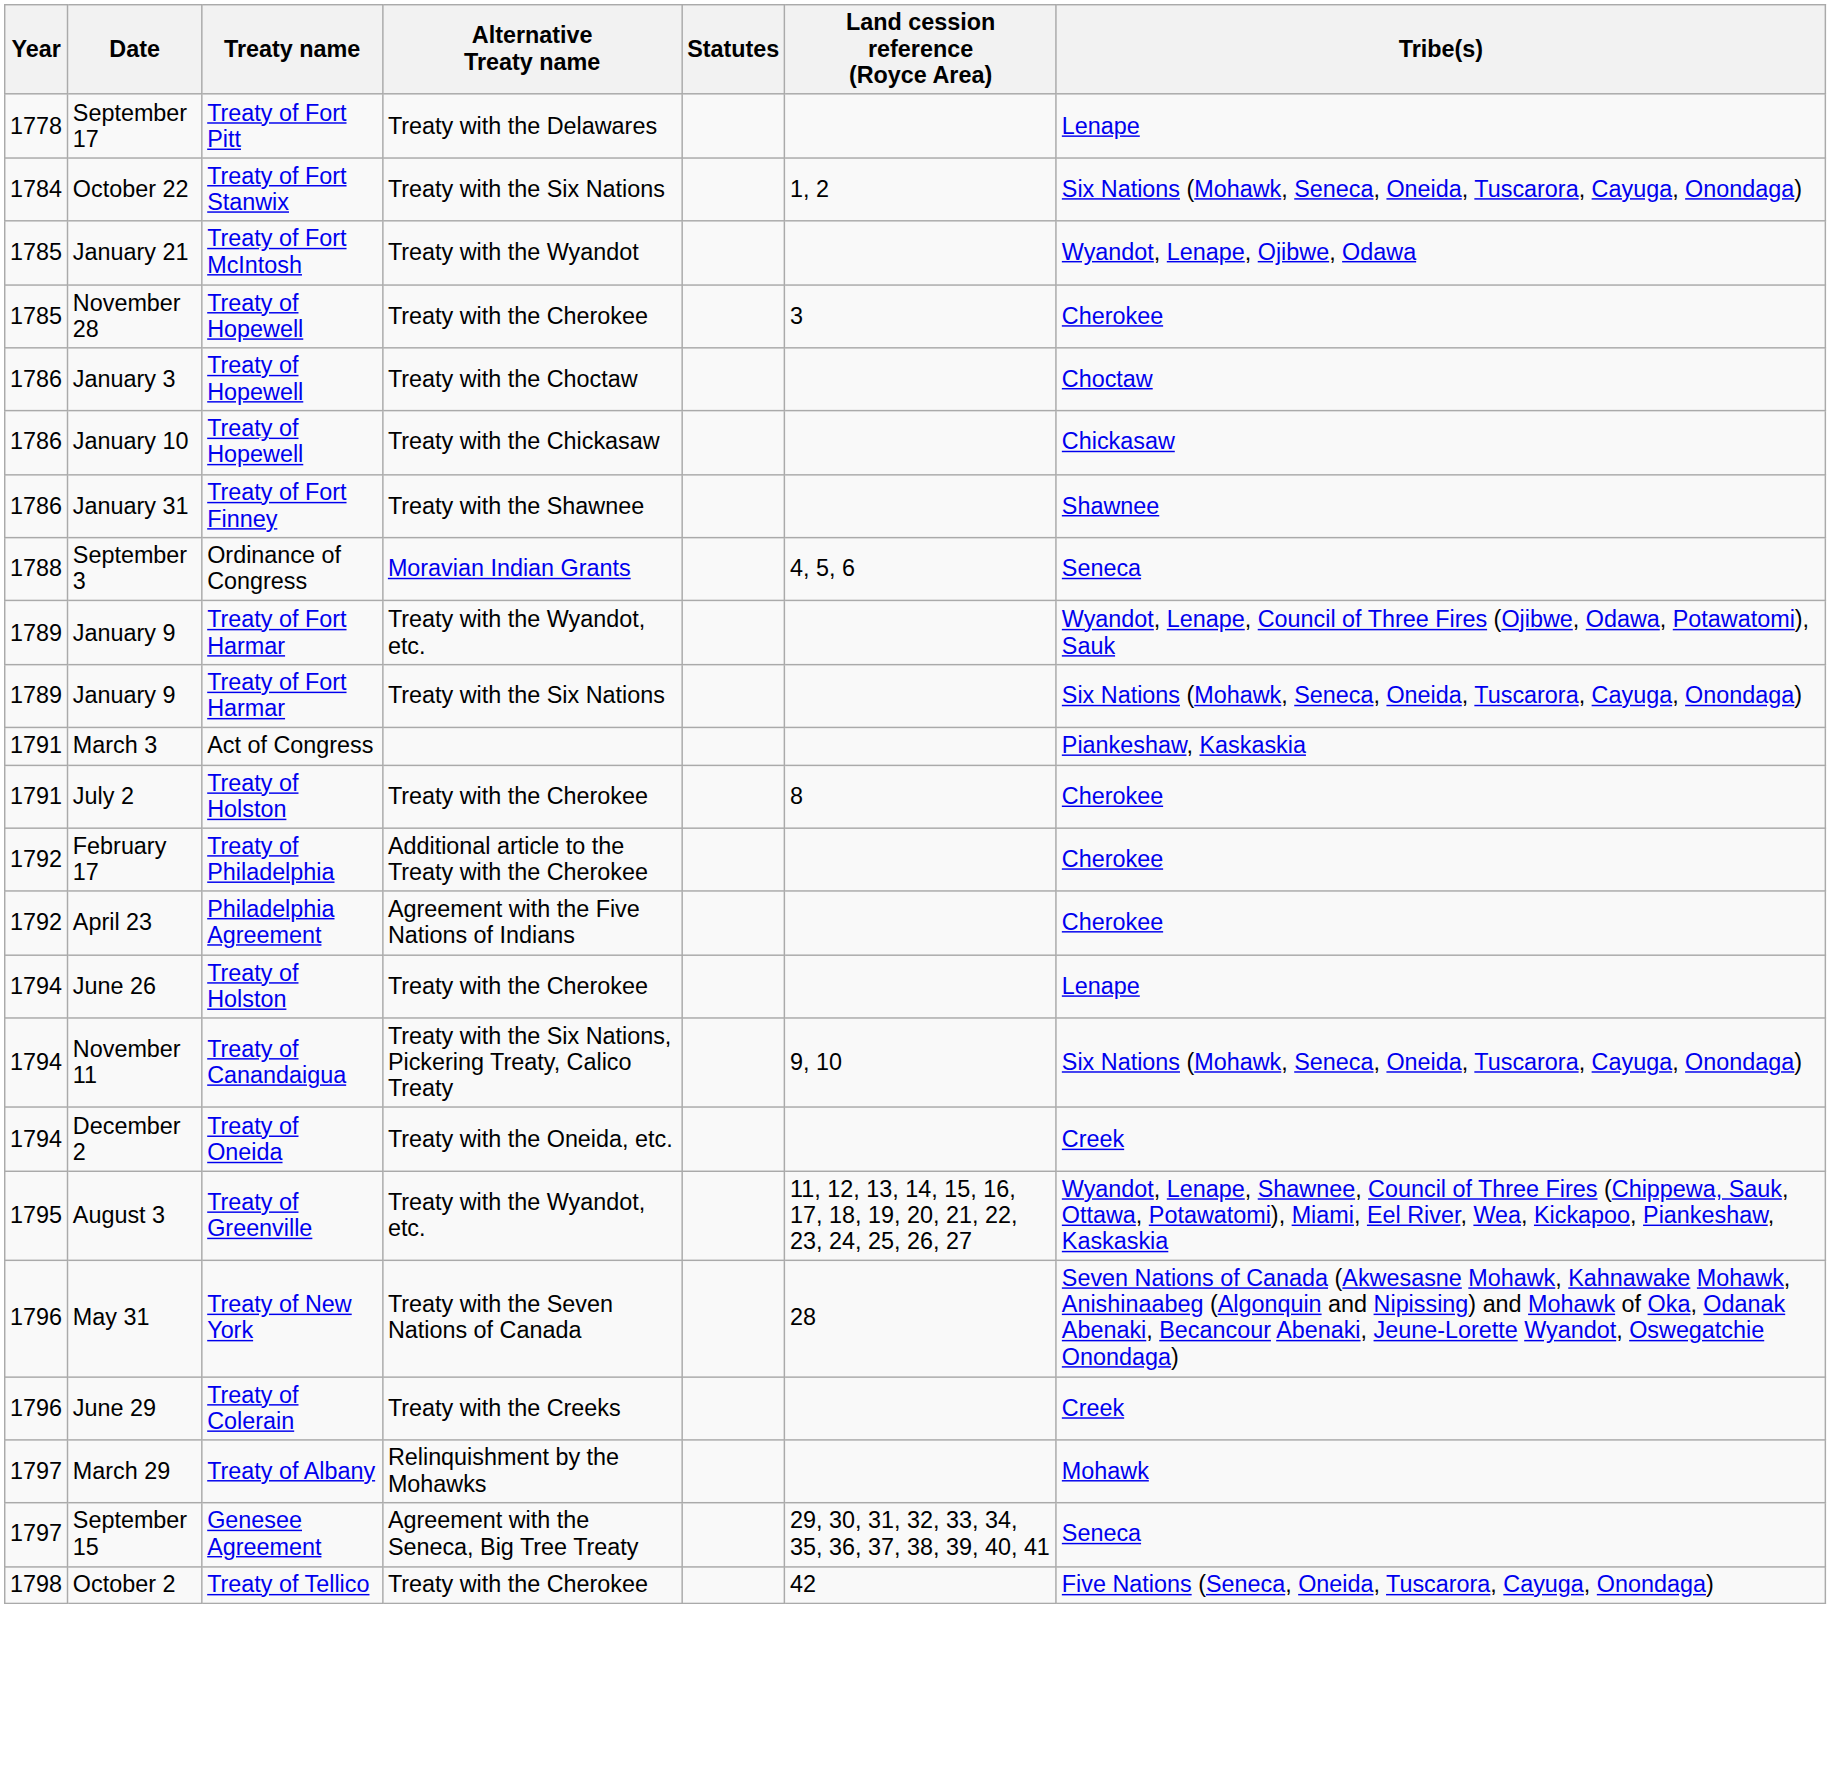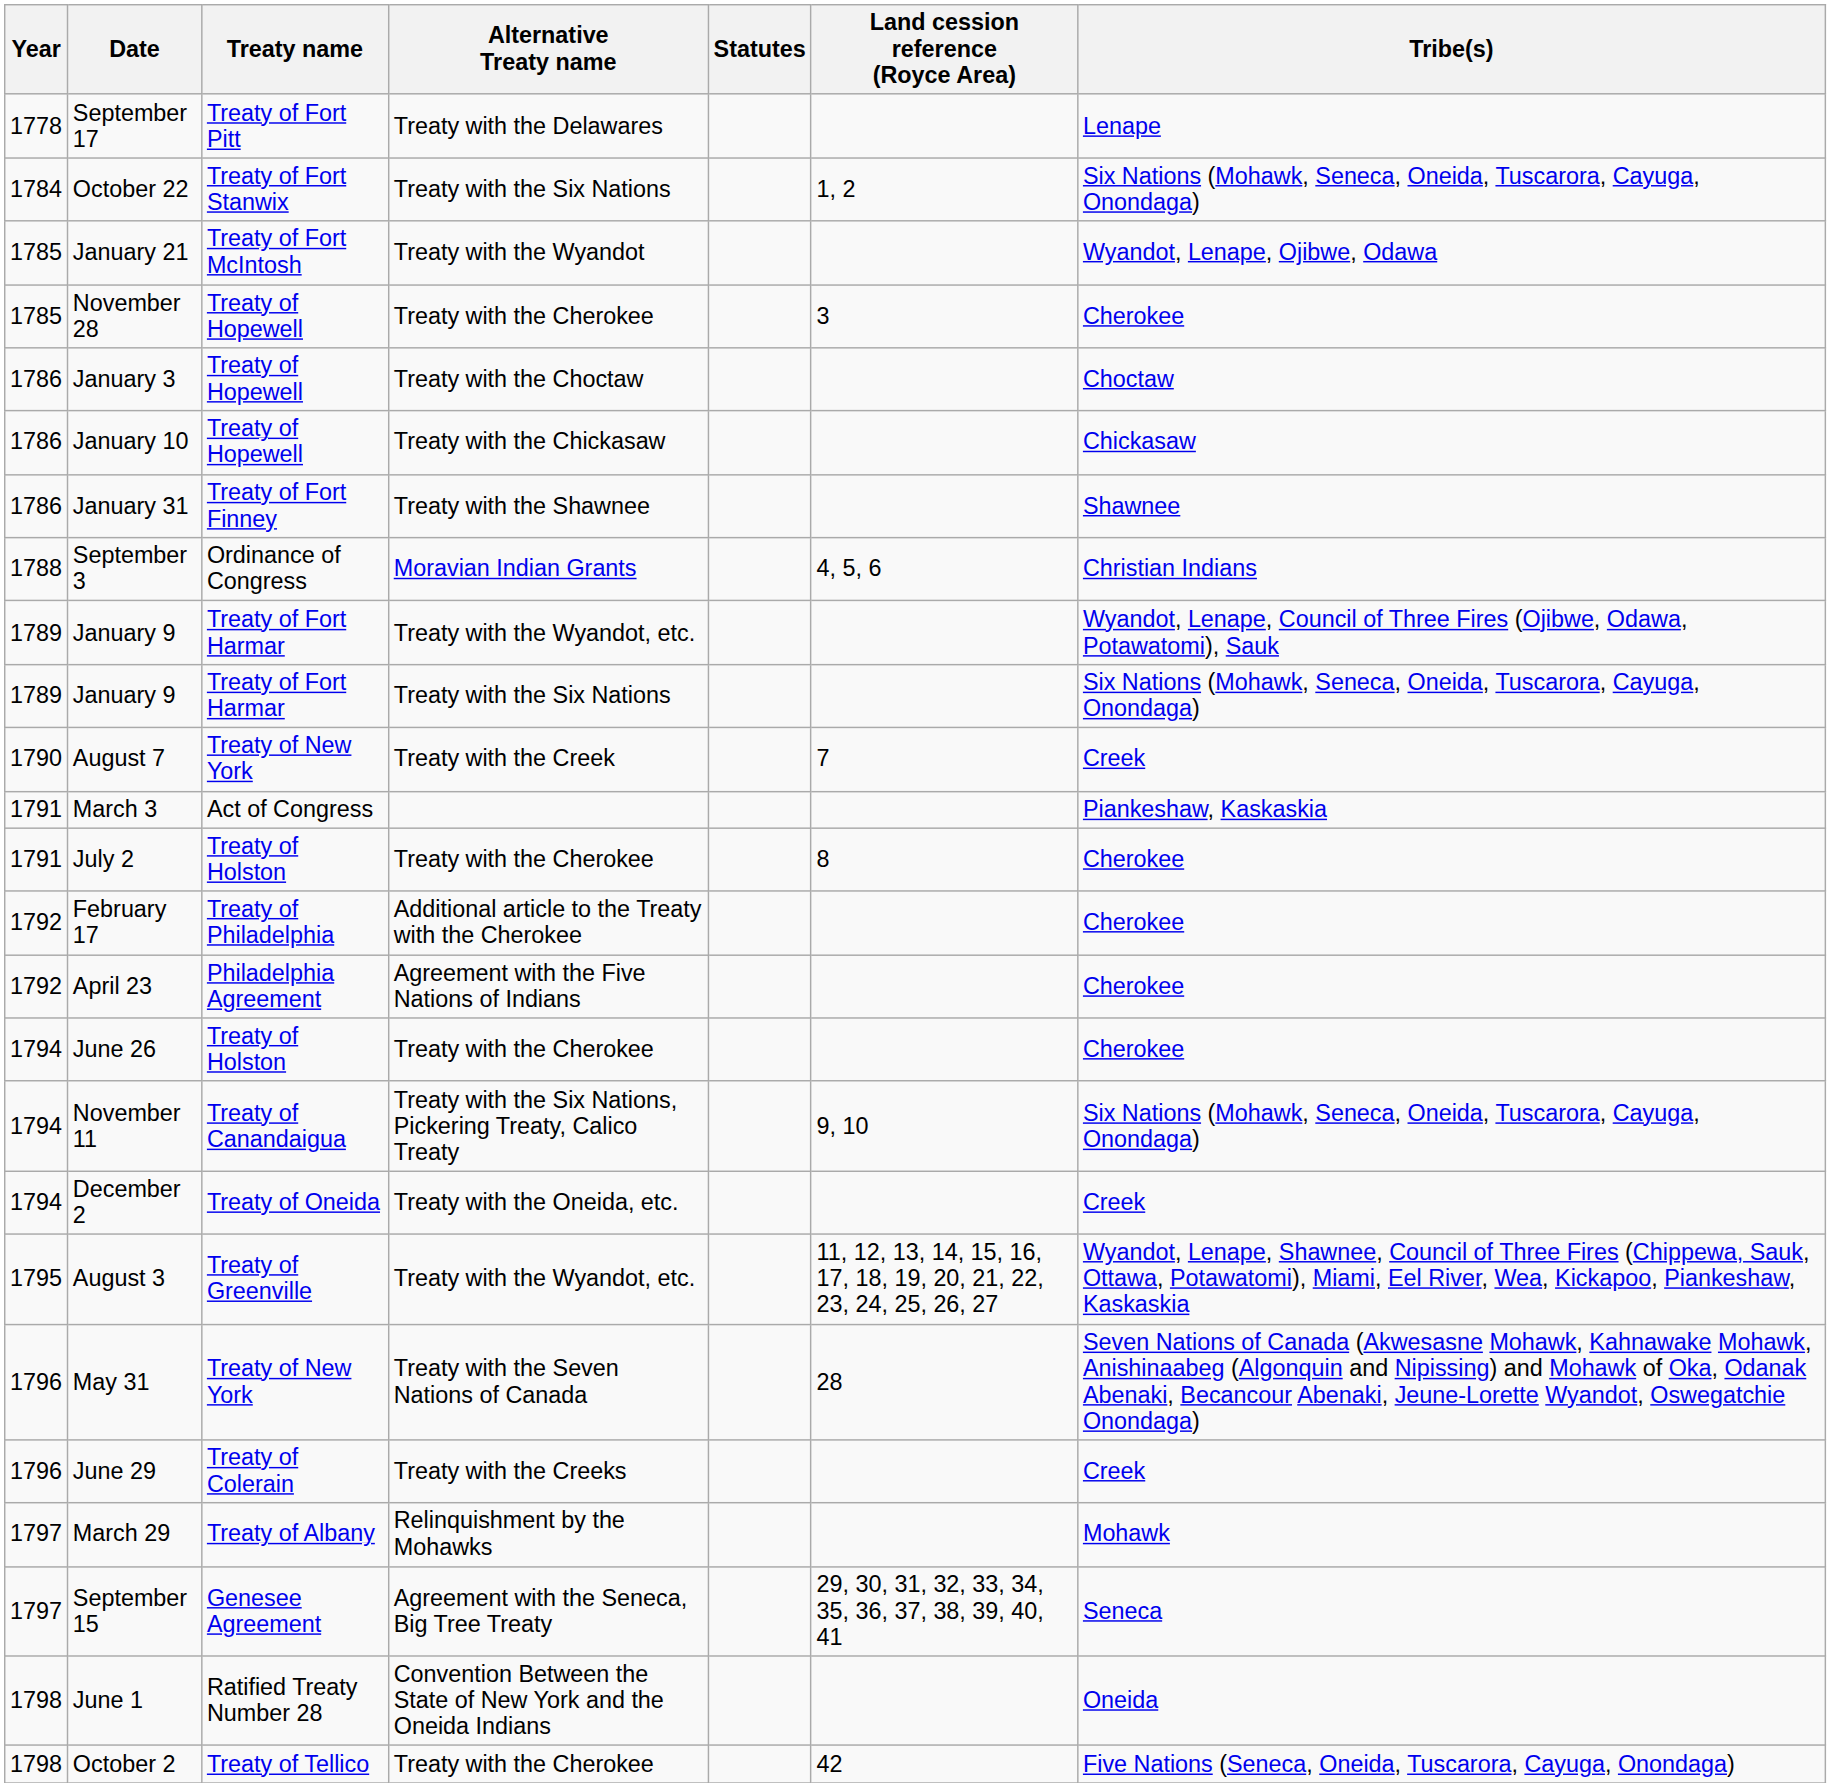(1101, 569) Seneca -> (1170, 569) Christian Indians
+ row: (119, 759)
(1101, 986) Lenape -> (1134, 1049) Cherokee
+ row: (108, 1700)
